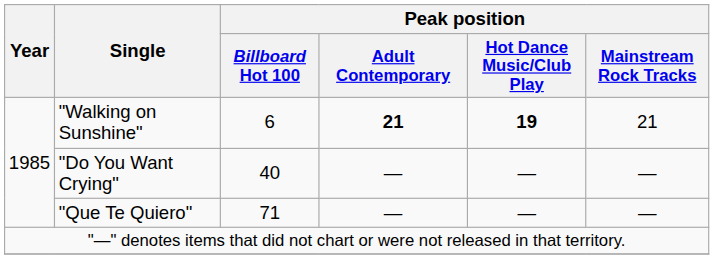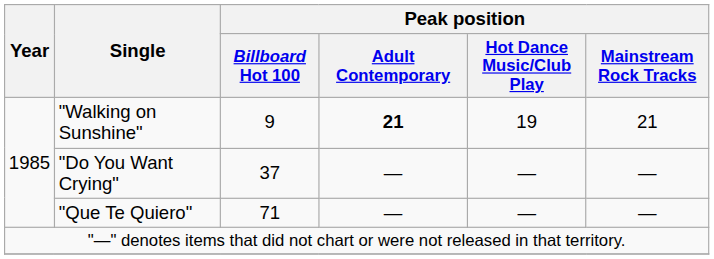(270, 122) 6 -> (270, 122) 9
(527, 122) bold -> (527, 122) normal
(270, 172) 40 -> (270, 172) 37
